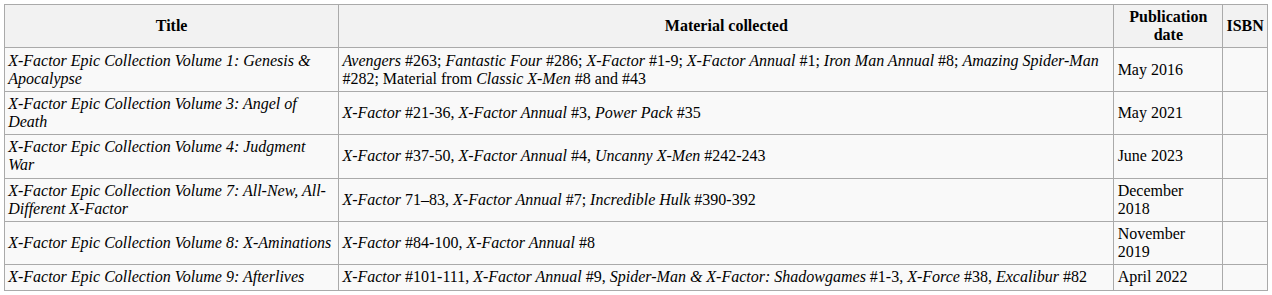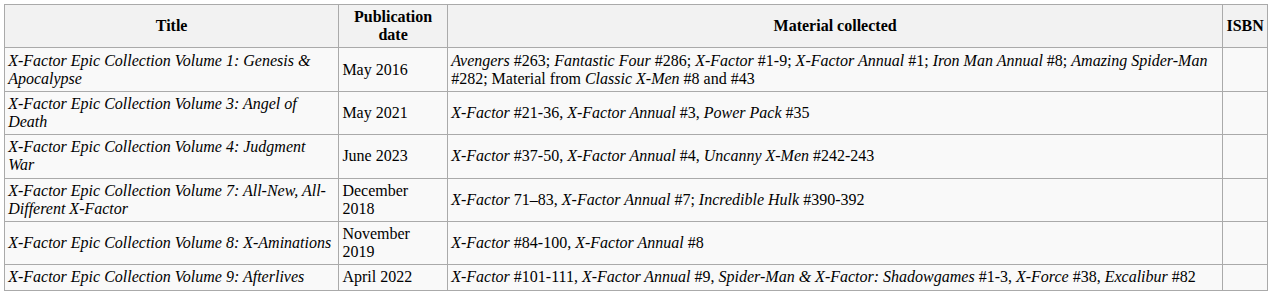columns swapped: (726, 26) <-> (1168, 26)
